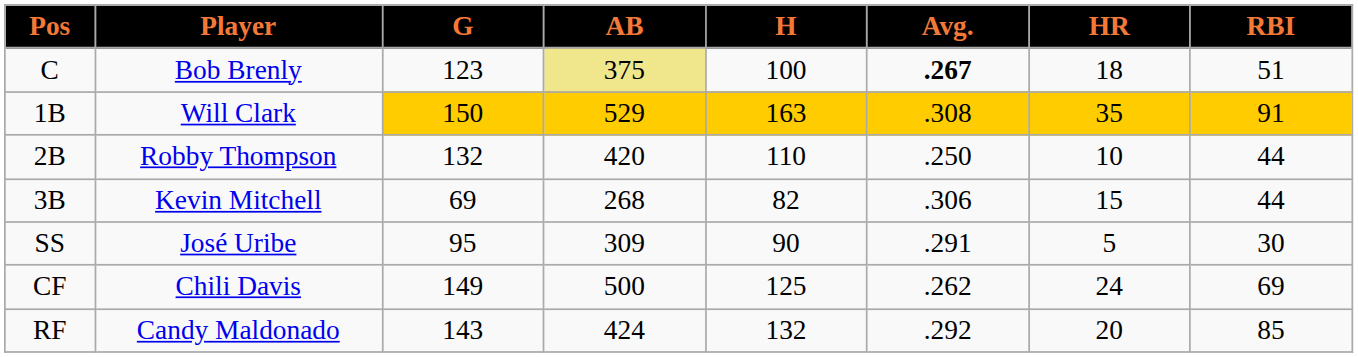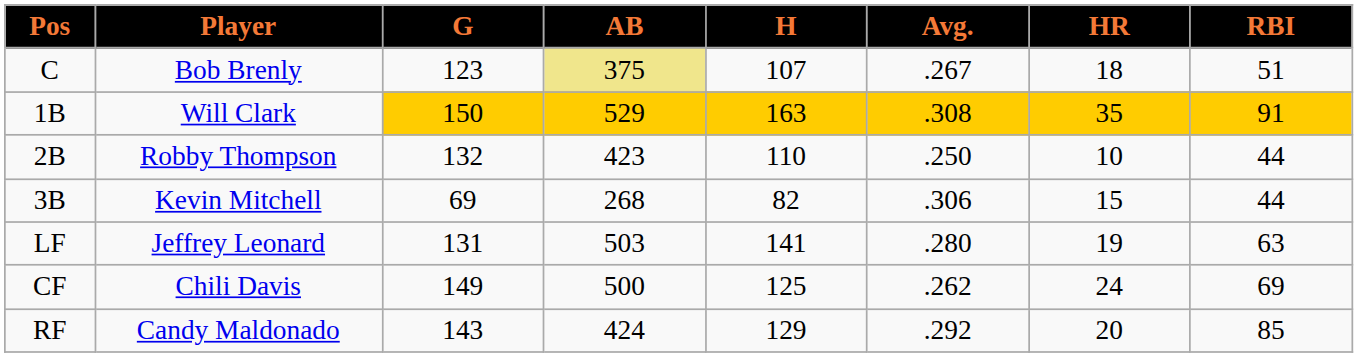(786, 69) 100 -> (786, 69) 107
(948, 69) bold -> (948, 69) normal
(624, 156) 420 -> (624, 156) 423
- row: (50, 243)
+ row: (50, 243)
(786, 329) 132 -> (786, 329) 129
